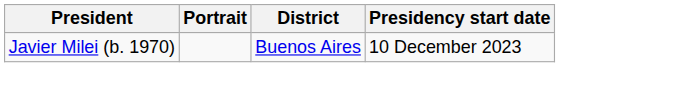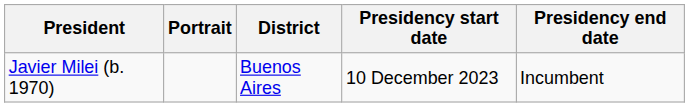+ column: (600, 28)
